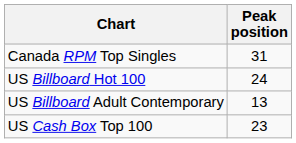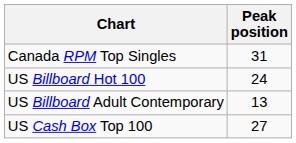(259, 126) 23 -> (259, 126) 27
